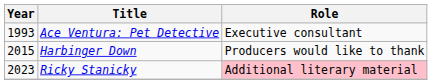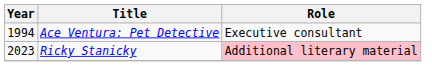(21, 32) 1993 -> (21, 32) 1994
- row: (88, 51)
